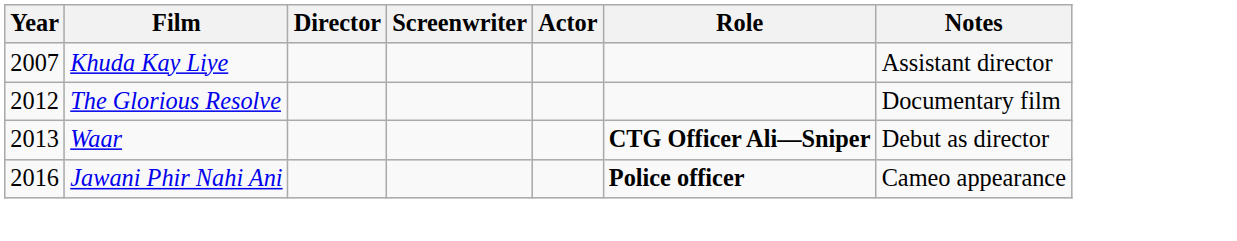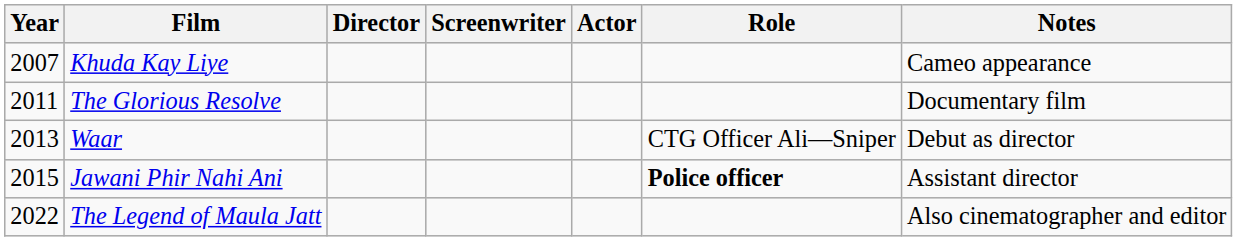(967, 62) Assistant director -> (999, 62) Cameo appearance
(35, 100) 2012 -> (34, 100) 2011
(740, 139) bold -> (772, 139) normal
(35, 178) 2016 -> (35, 178) 2015
(974, 178) Cameo appearance -> (992, 178) Assistant director
+ row: (196, 216)
